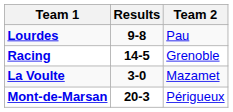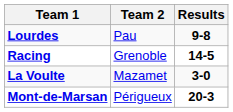columns swapped: (195, 14) <-> (137, 14)
